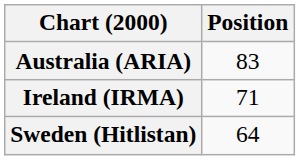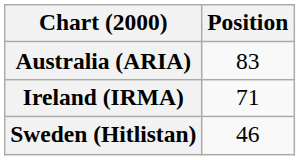(248, 135) 64 -> (248, 135) 46
